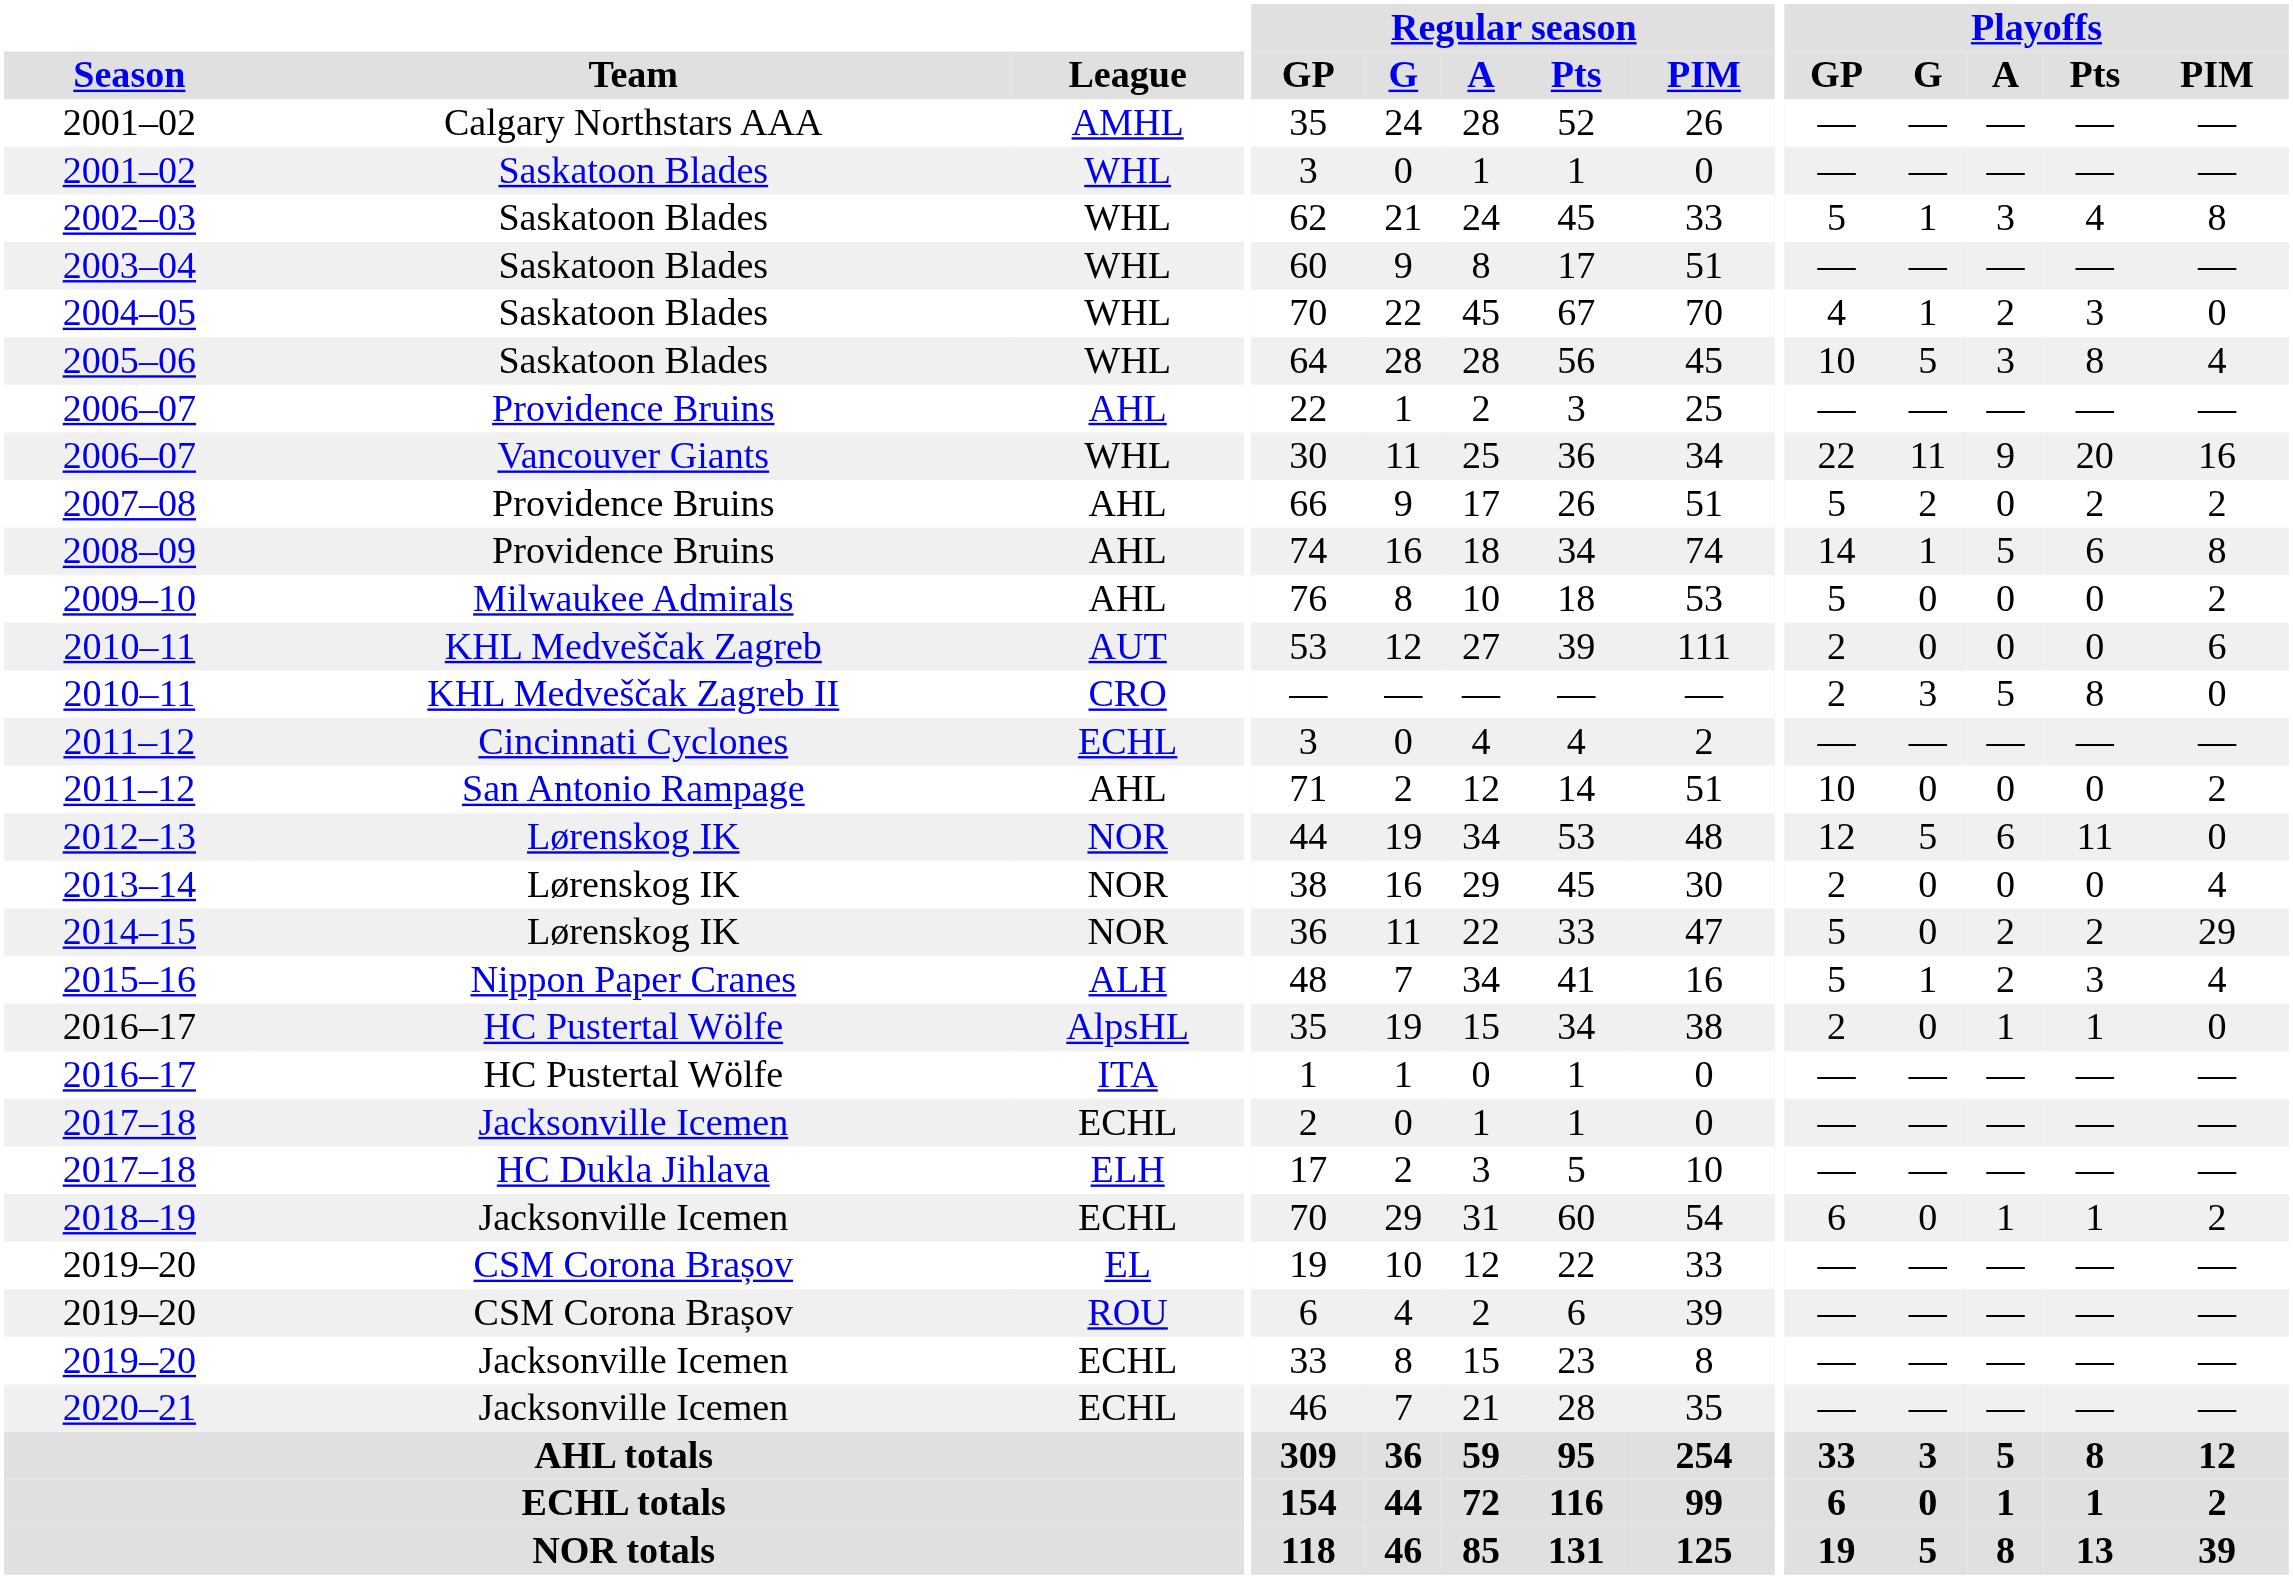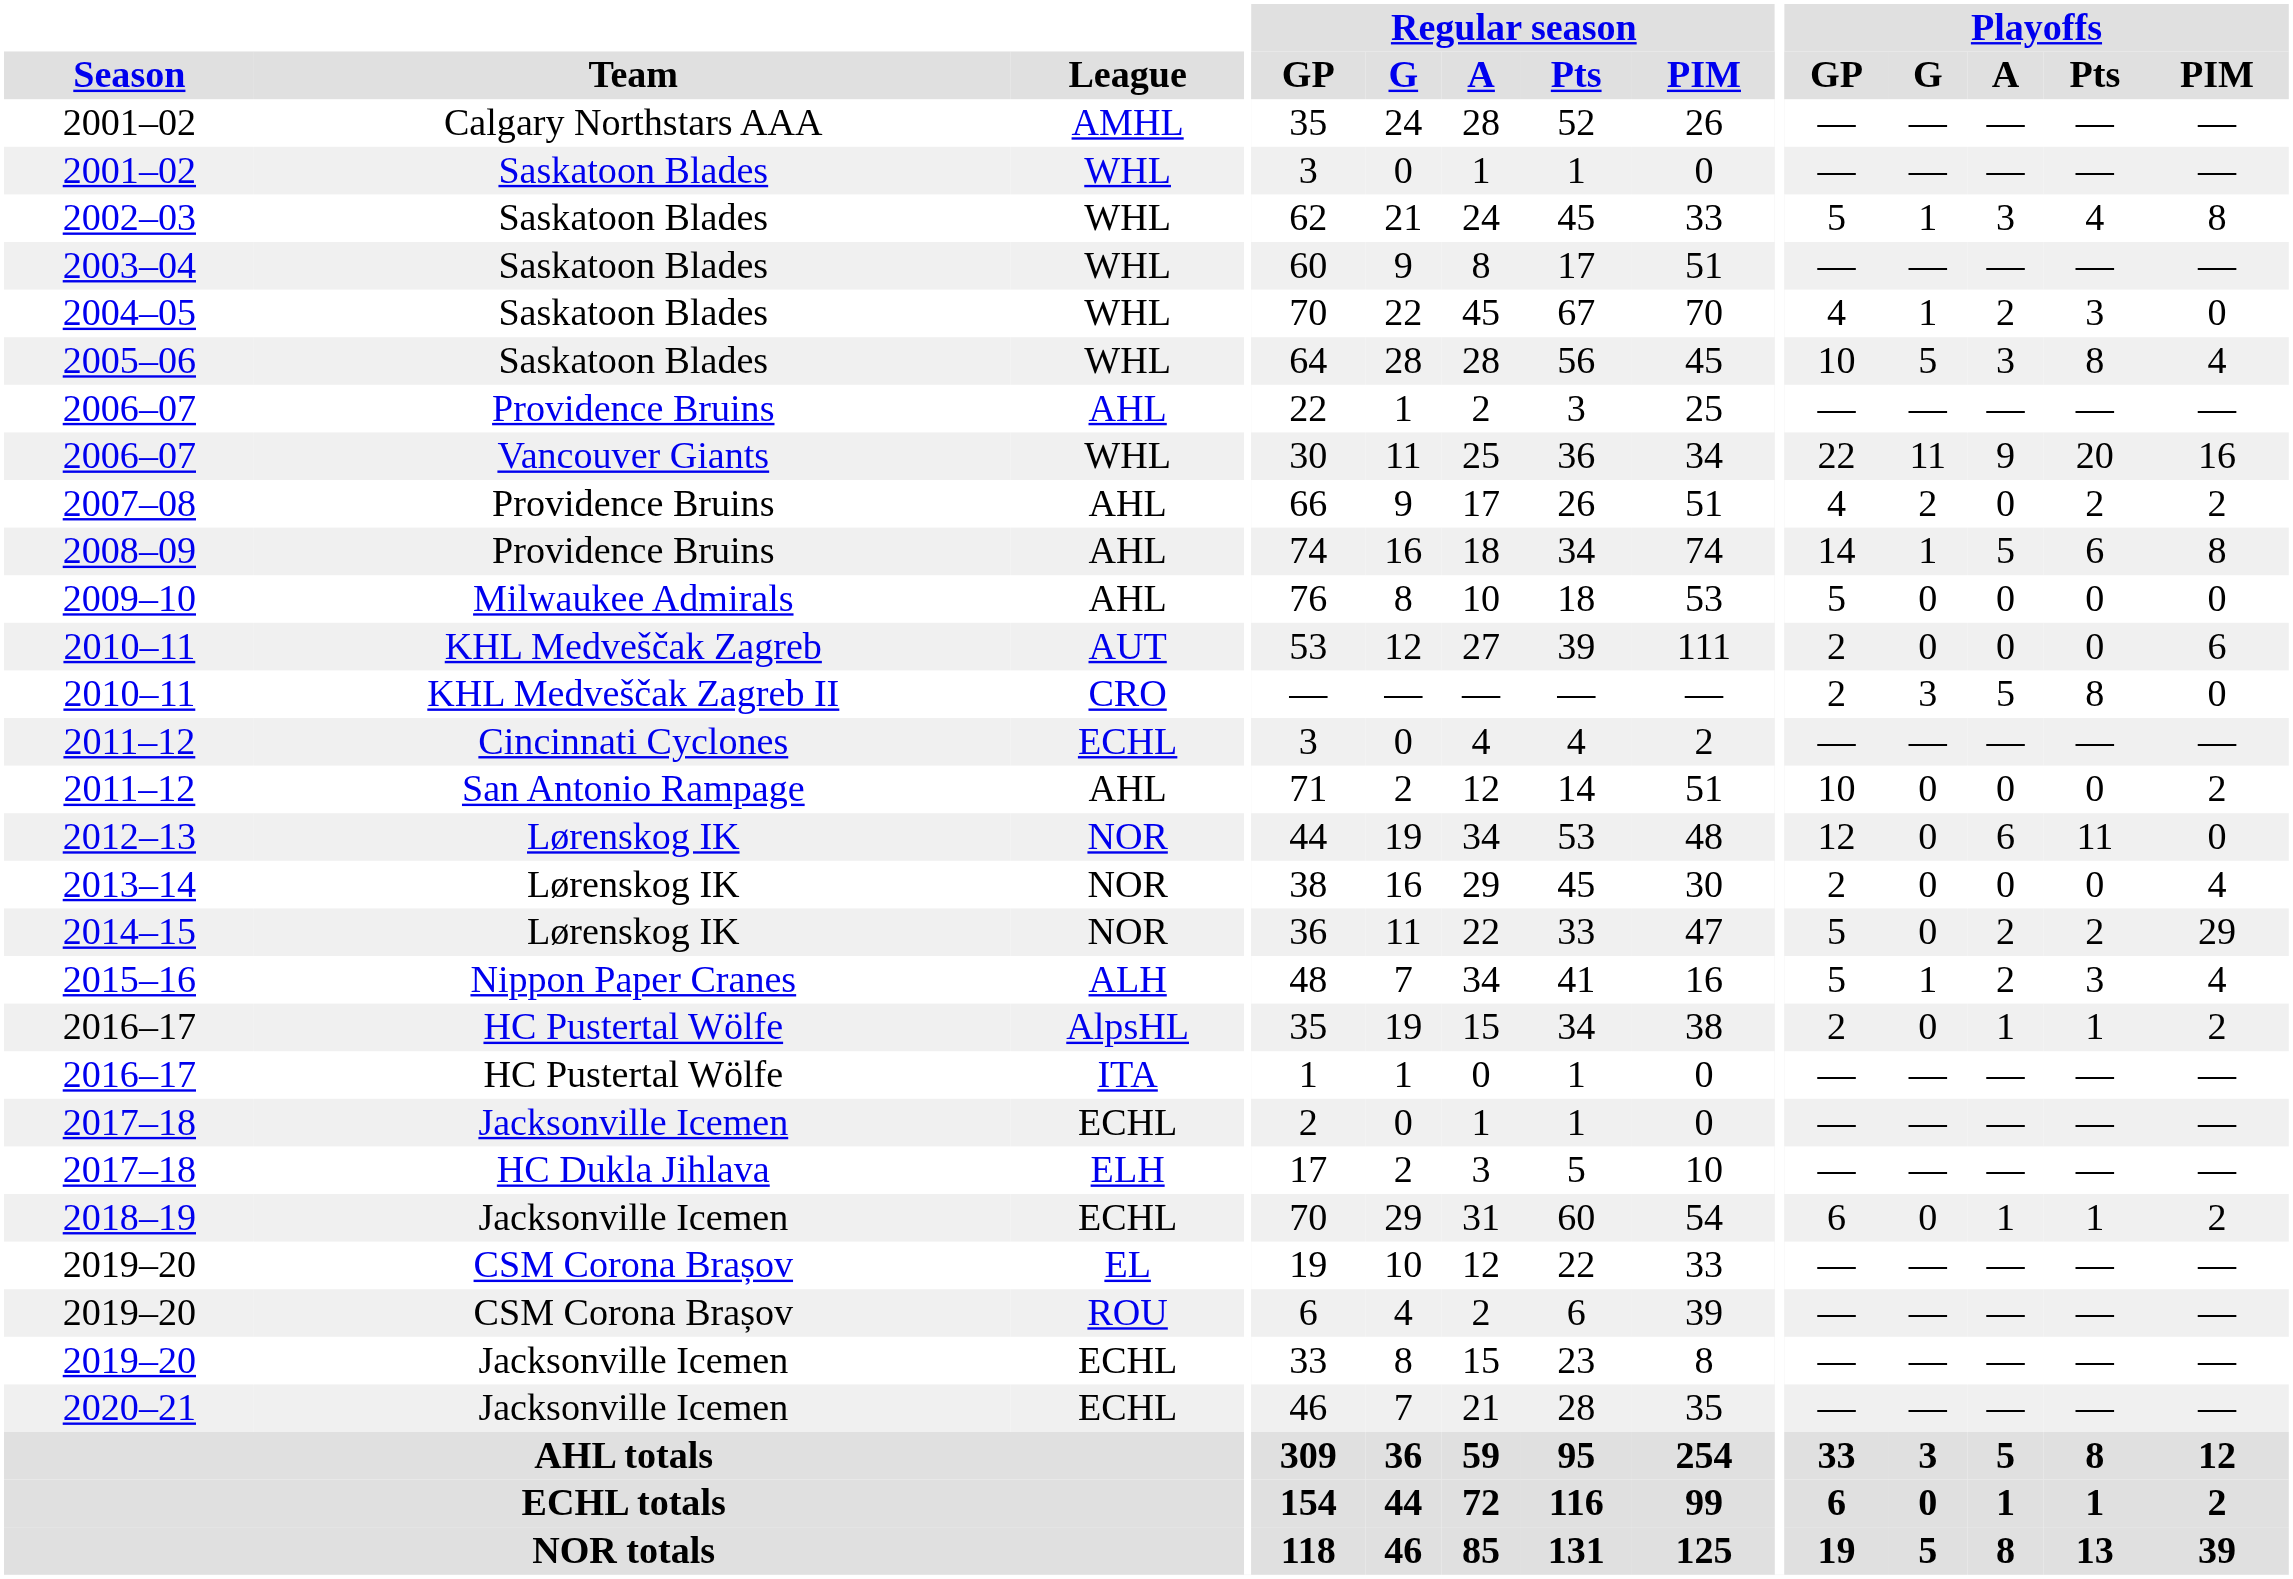(1836, 503) 5 -> (1836, 503) 4
(2217, 598) 2 -> (2217, 598) 0
(1928, 836) 5 -> (1928, 836) 0
(2217, 1026) 0 -> (2217, 1026) 2
